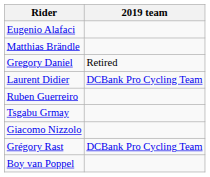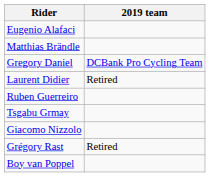(102, 63) Retired -> (144, 63) DCBank Pro Cycling Team
(144, 79) DCBank Pro Cycling Team -> (102, 79) Retired
(144, 146) DCBank Pro Cycling Team -> (102, 146) Retired
